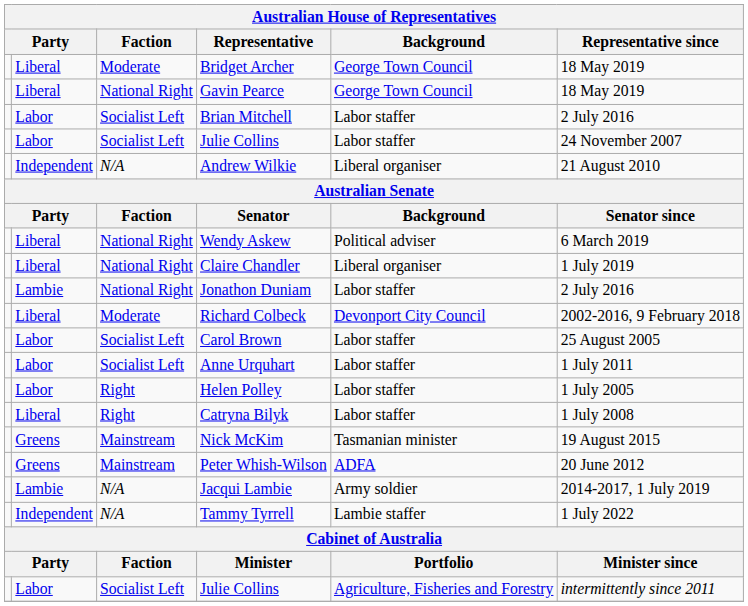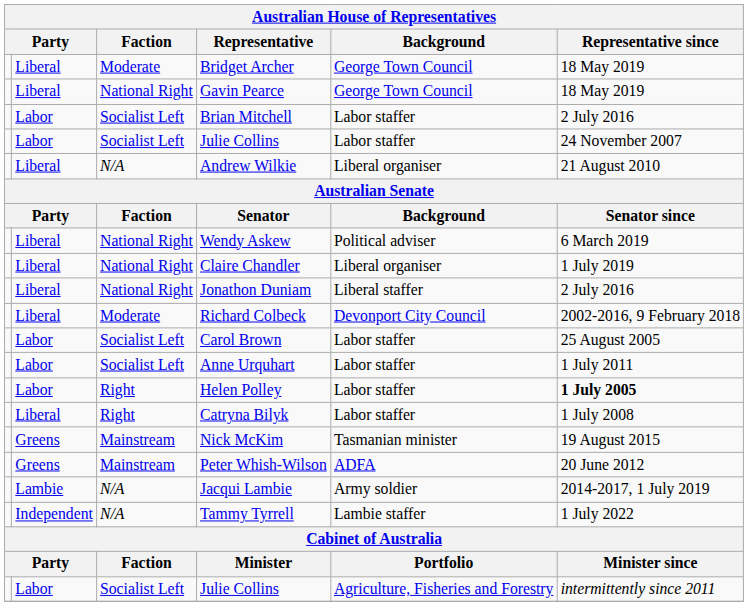(54, 166) Independent -> (38, 166) Liberal
(39, 290) Lambie -> (38, 290) Liberal
(375, 290) Labor staffer -> (378, 290) Liberal staffer
(597, 389) normal -> (599, 389) bold
